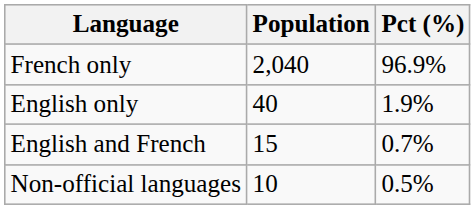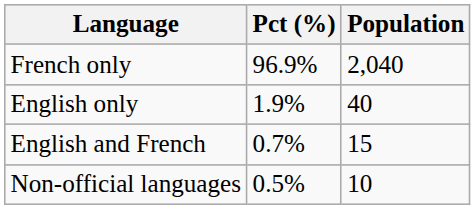columns swapped: (311, 24) <-> (423, 24)
